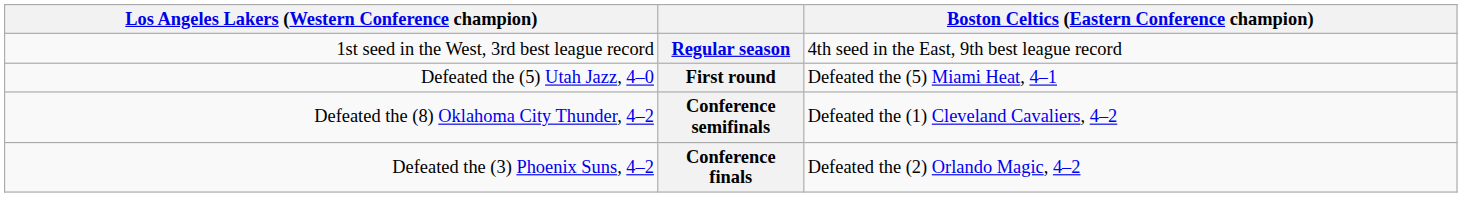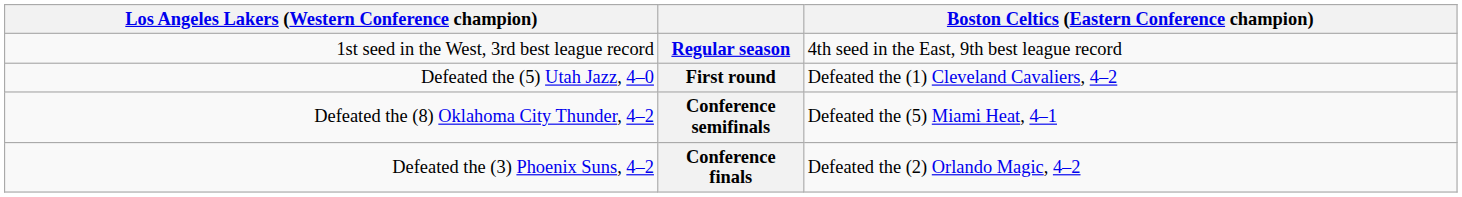(932, 77) Defeated the (5) Miami Heat, 4–1 -> (962, 77) Defeated the (1) Cleveland Cavaliers, 4–2
(962, 116) Defeated the (1) Cleveland Cavaliers, 4–2 -> (932, 116) Defeated the (5) Miami Heat, 4–1
